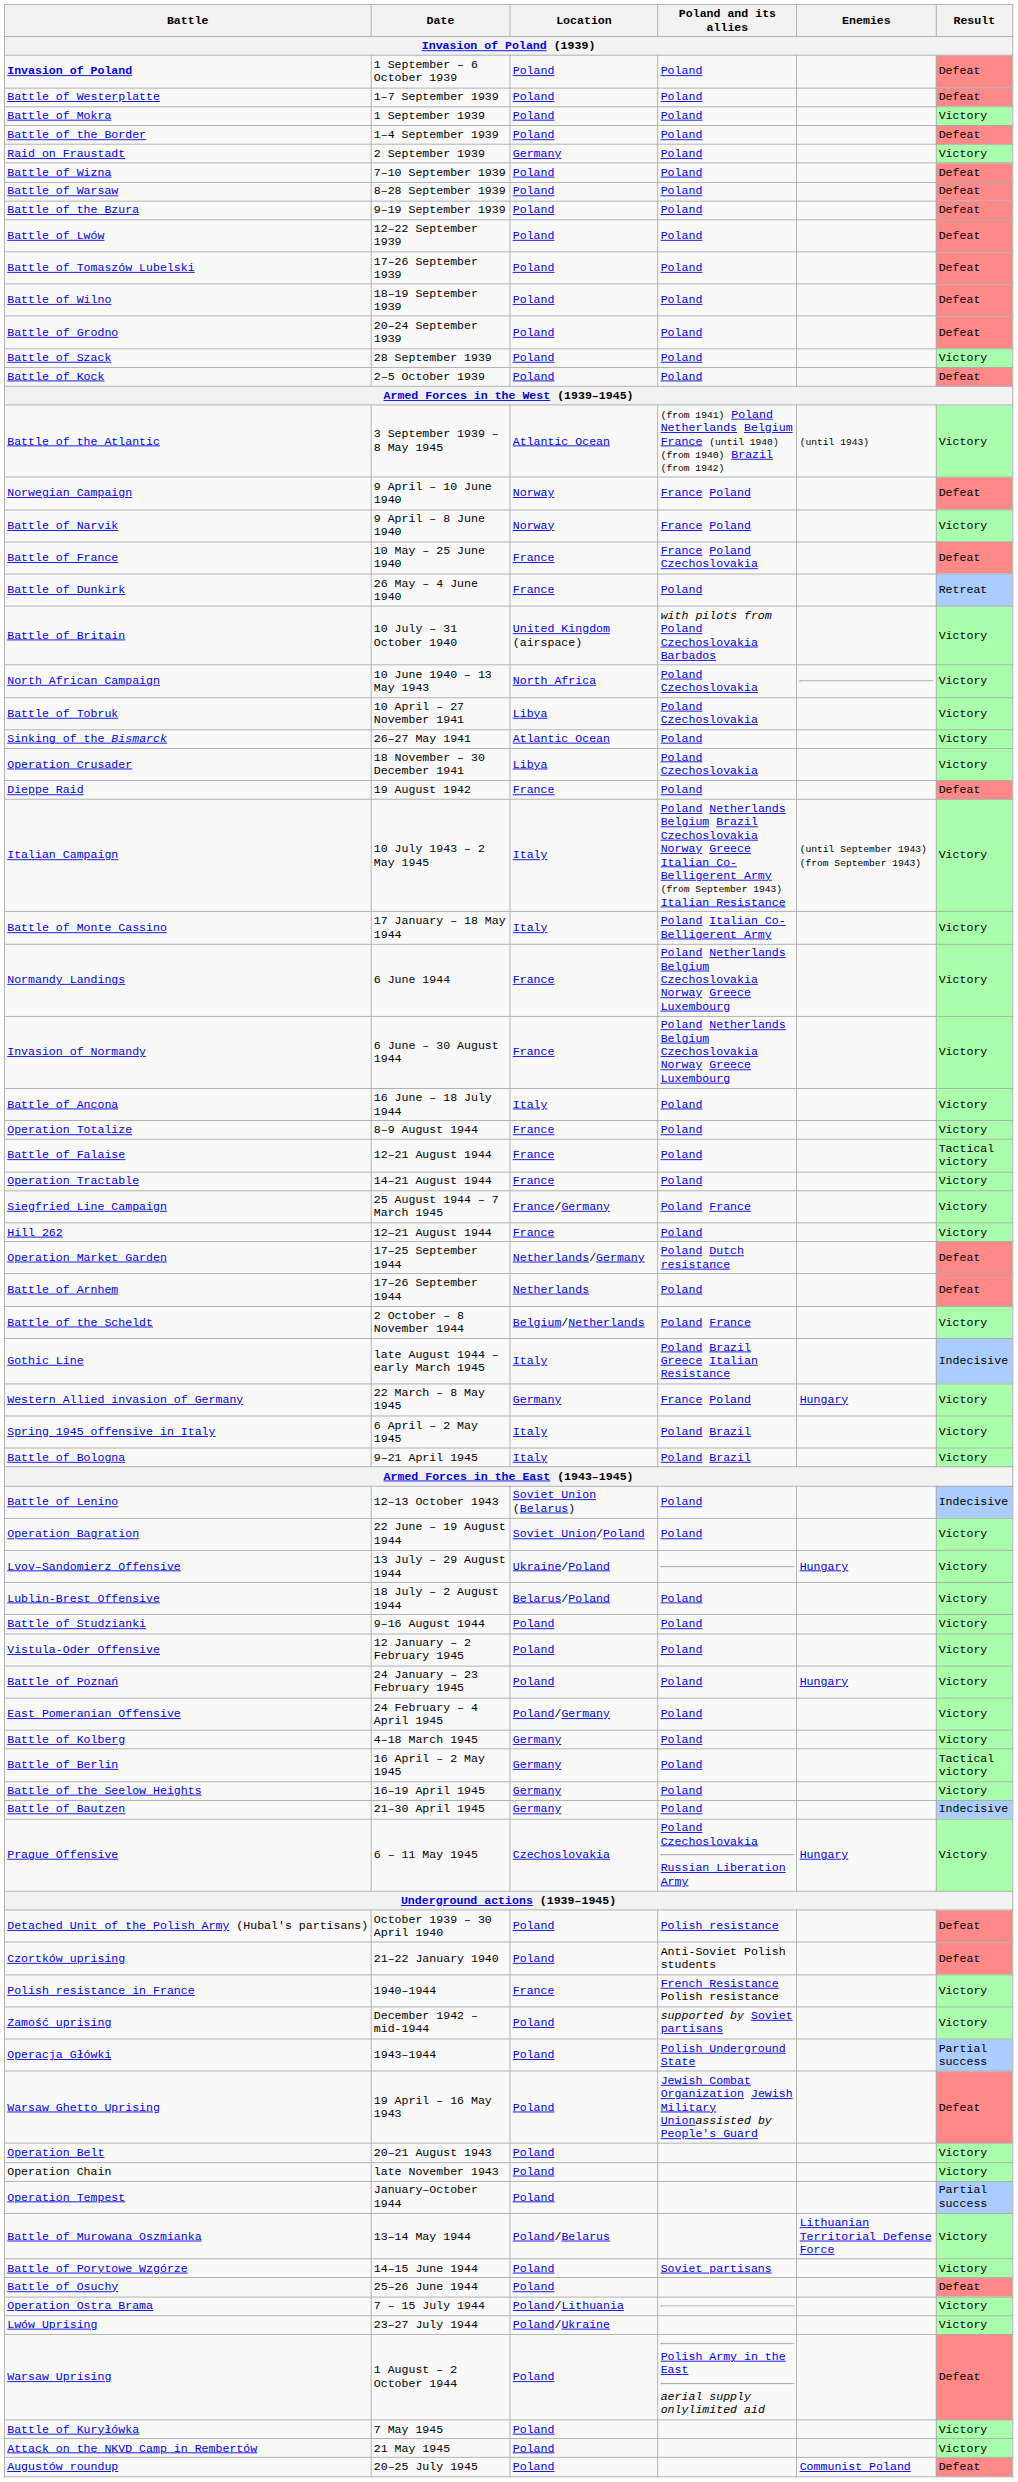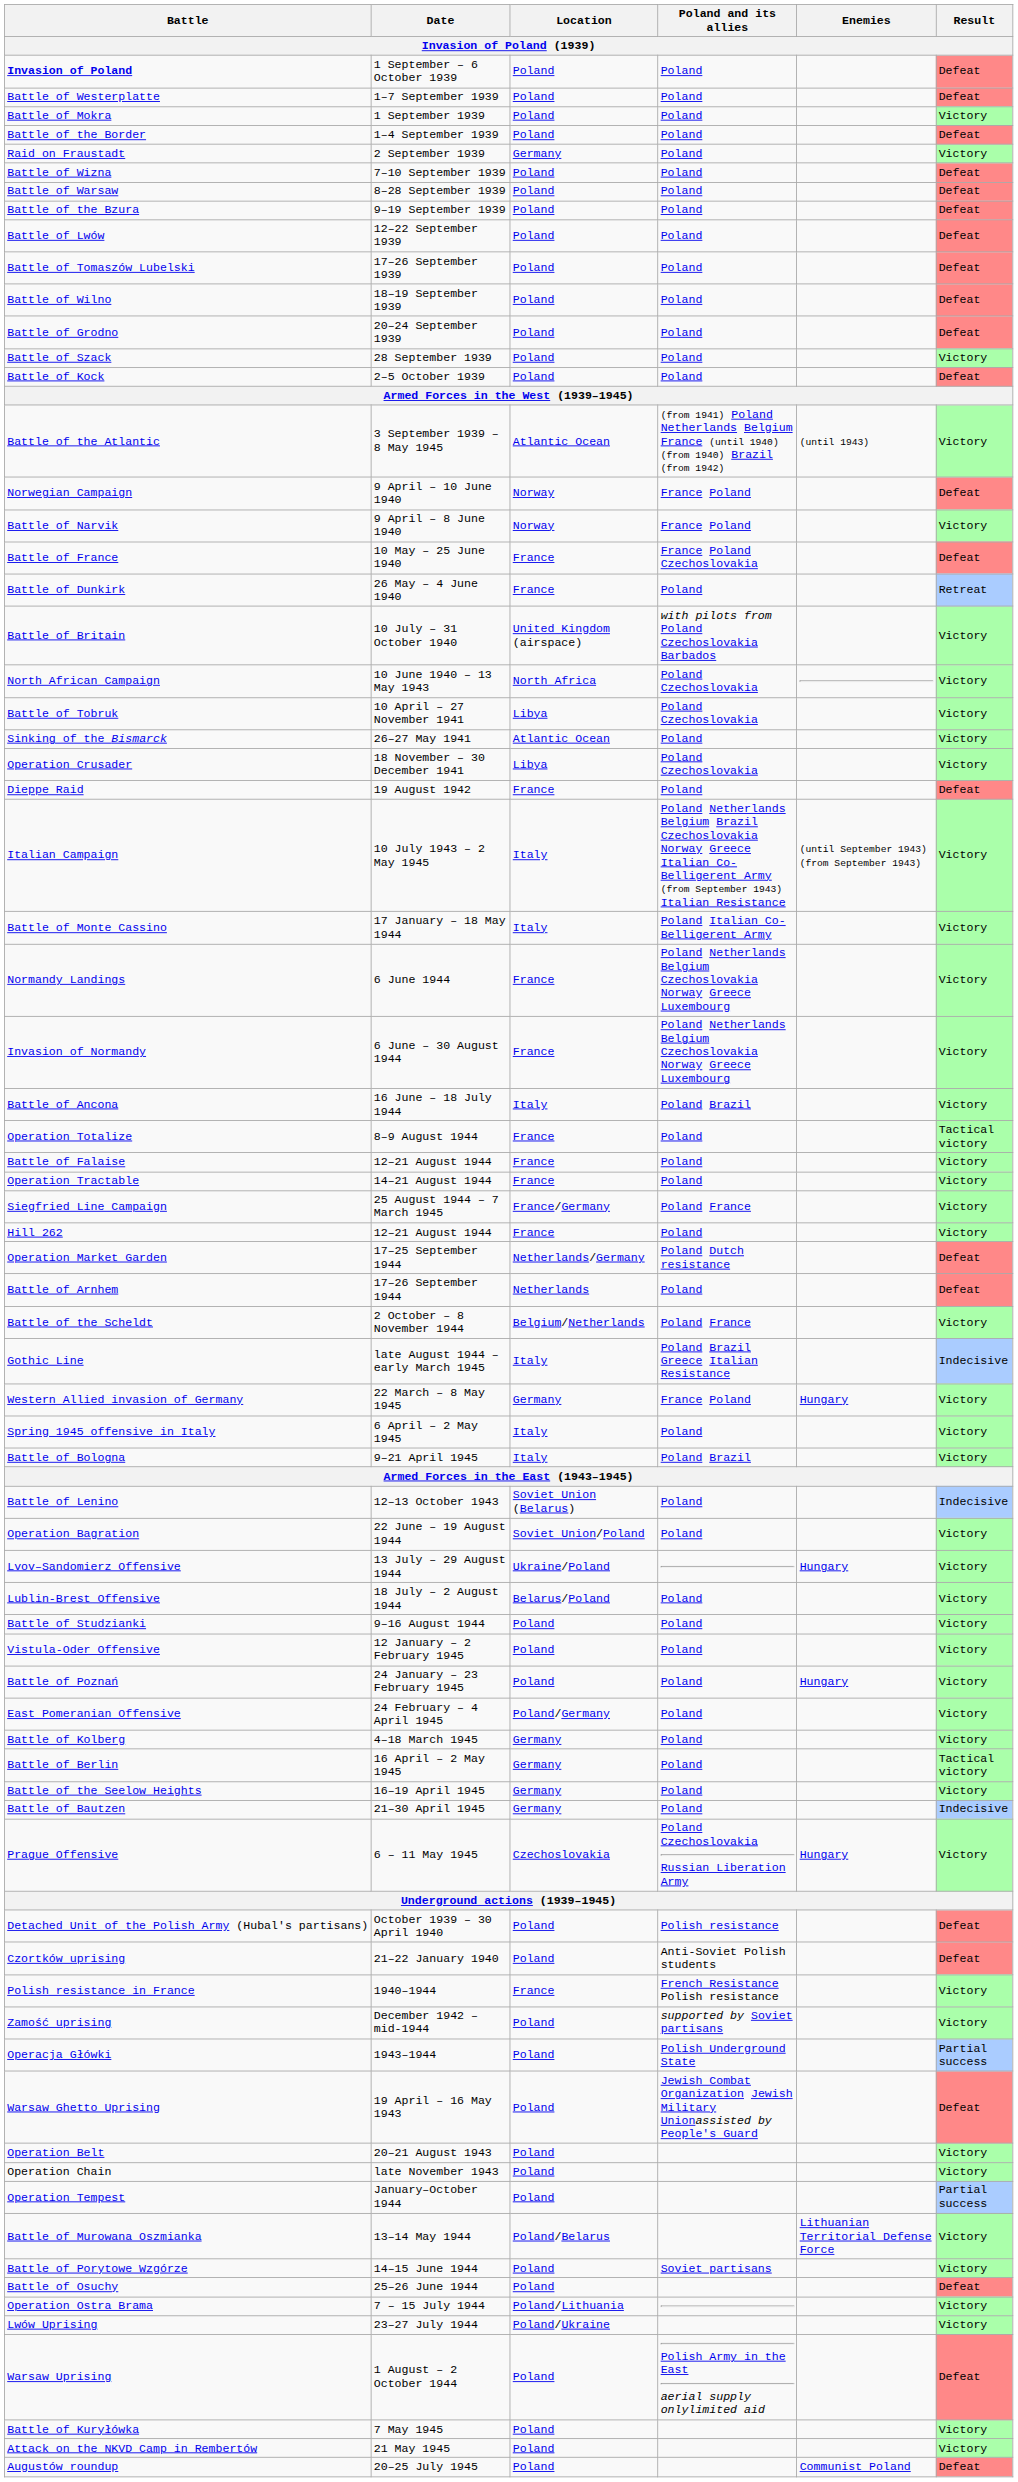(681, 1105) Poland -> (706, 1105) Poland Brazil
(963, 1130) Victory -> (966, 1137) Tactical victory
(966, 1156) Tactical victory -> (963, 1162) Victory
(706, 1432) Poland Brazil -> (681, 1432) Poland
